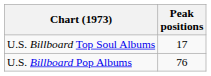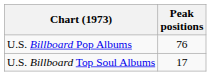rows swapped: (69, 62) <-> (81, 44)
